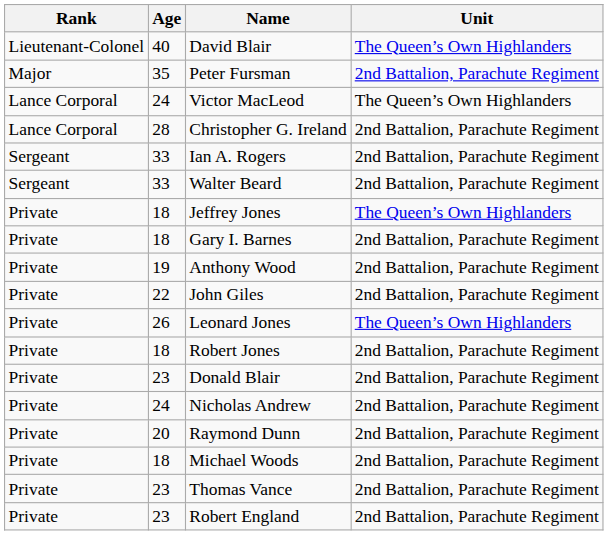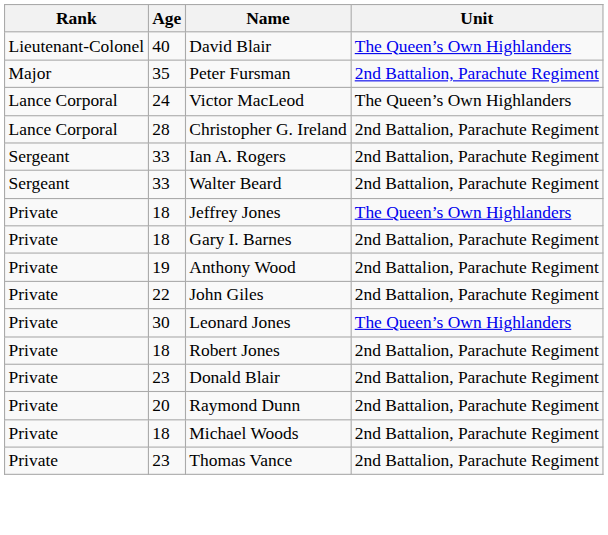(161, 322) 26 -> (161, 322) 30
- row: (250, 405)
- row: (244, 516)
